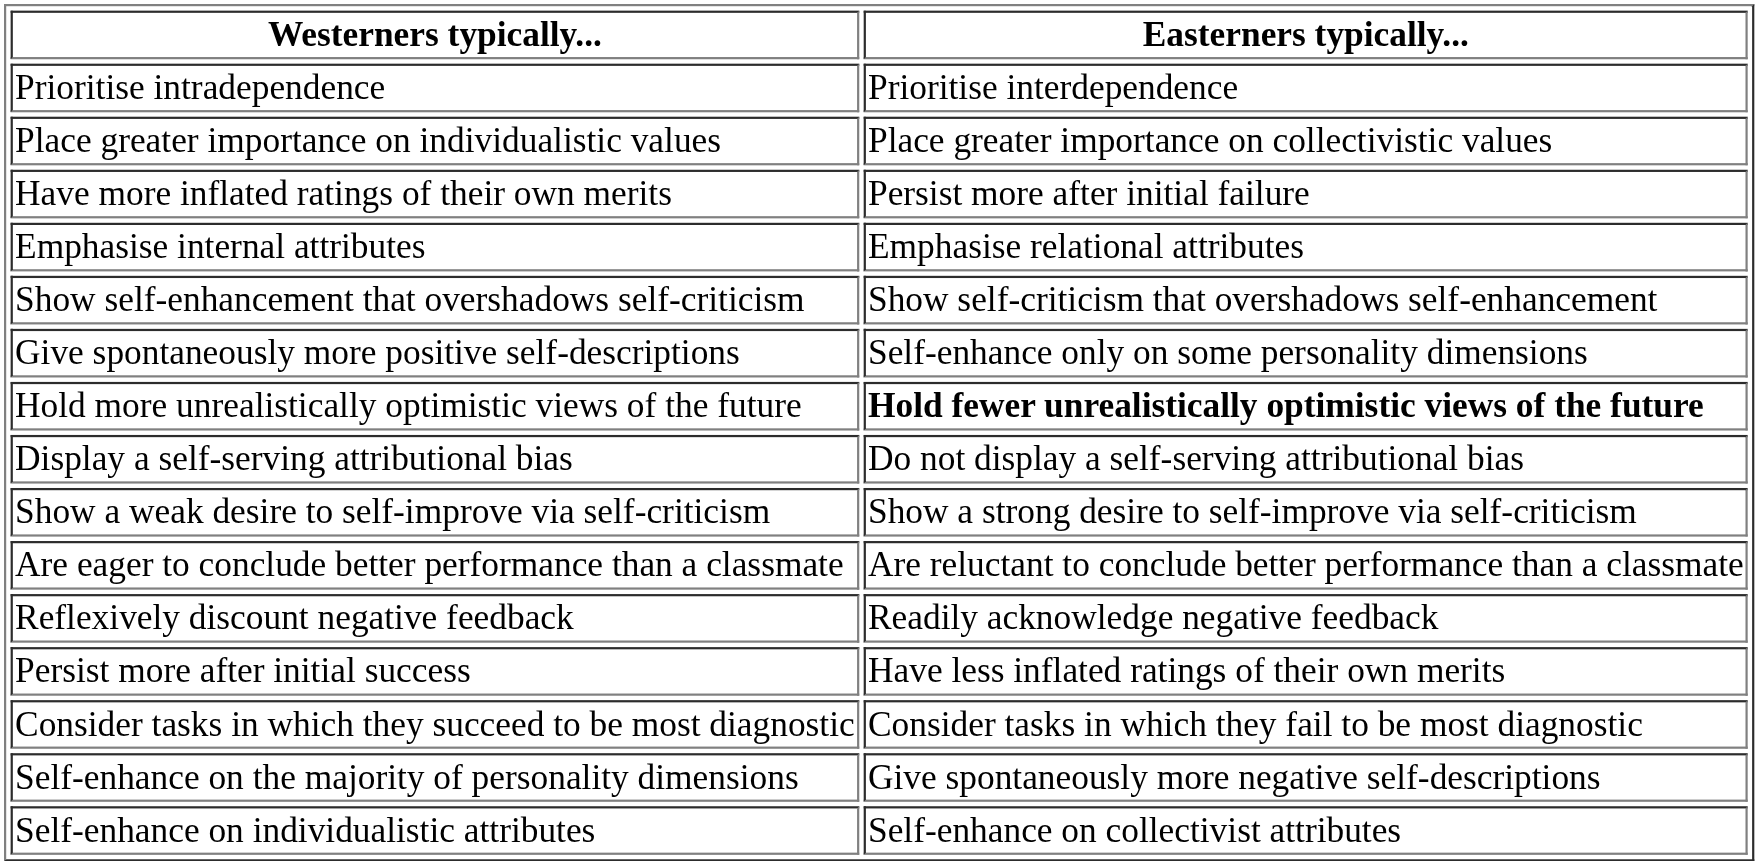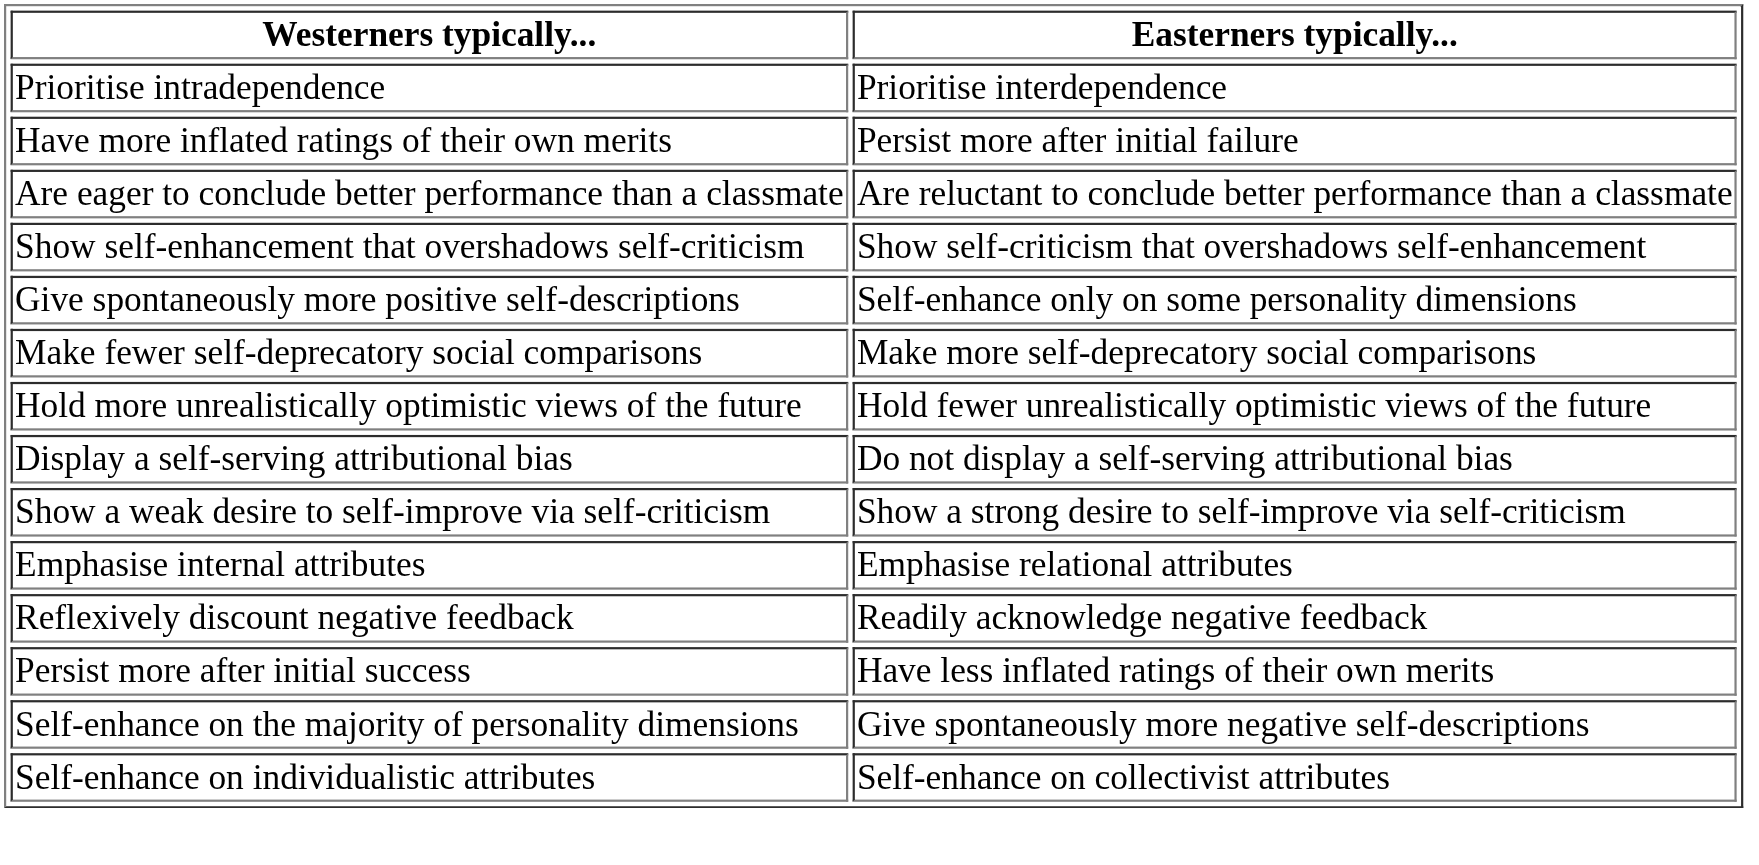- row: (368, 140)
rows swapped: (220, 246) <-> (429, 564)
+ row: (359, 352)
(1286, 405) bold -> (1254, 405) normal
- row: (435, 723)
